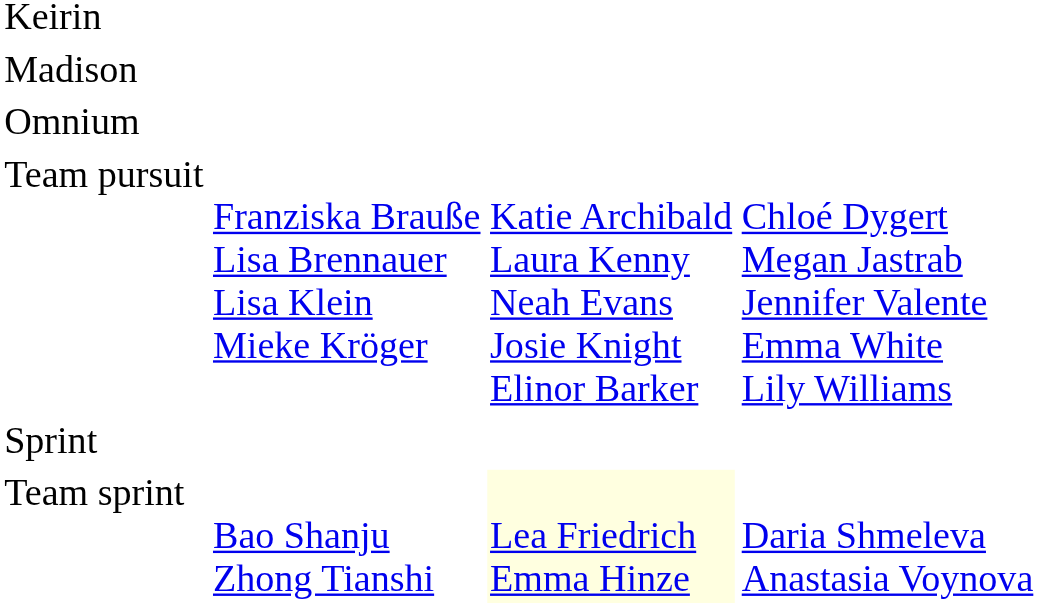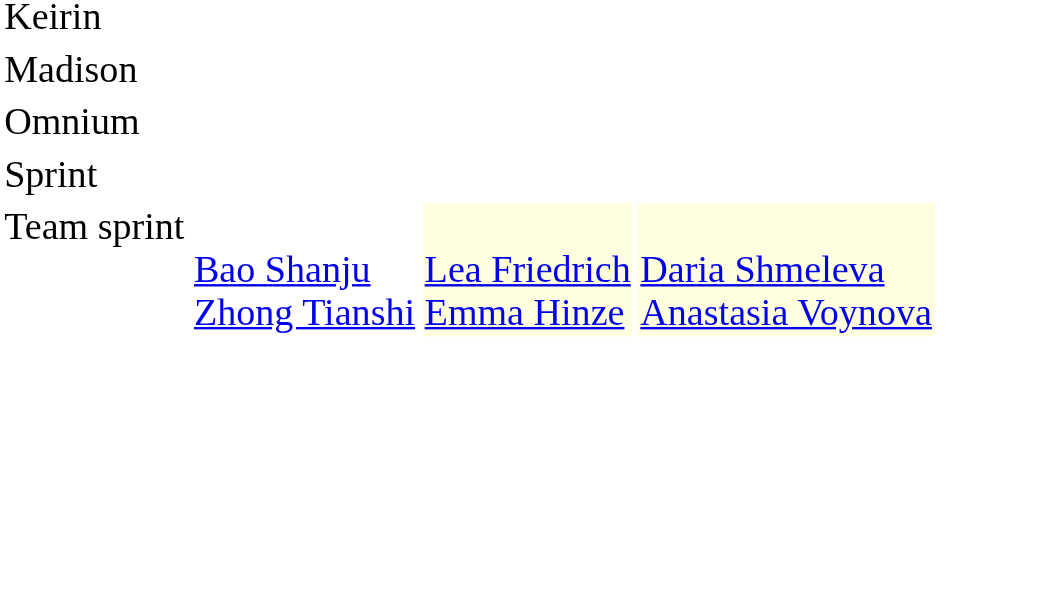- row: (104, 173)
(888, 557) no background -> (786, 290) lightyellow background
